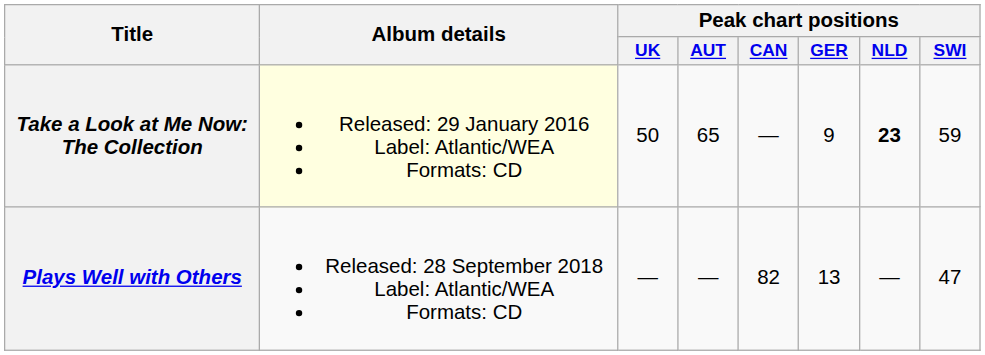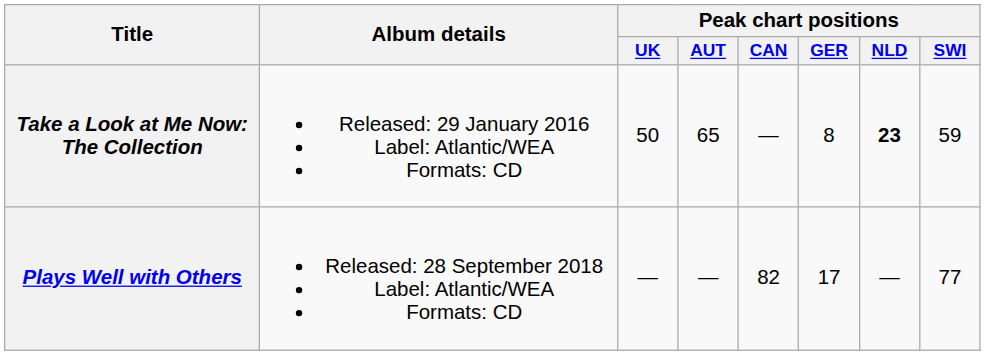(439, 147) lightyellow background -> (439, 147) no background
(829, 135) 9 -> (829, 135) 8
(829, 278) 13 -> (829, 278) 17
(950, 278) 47 -> (950, 278) 77
